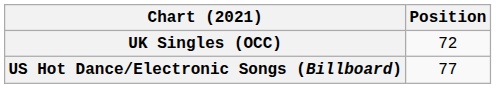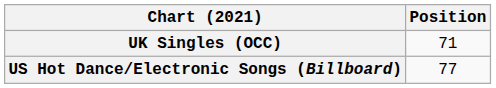(448, 44) 72 -> (448, 44) 71
